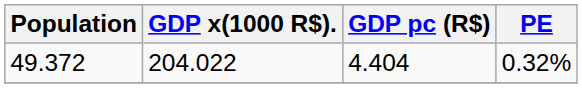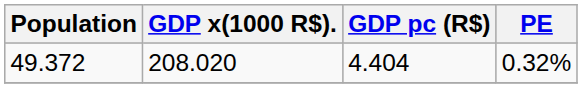(192, 62) 204.022 -> (192, 62) 208.020
